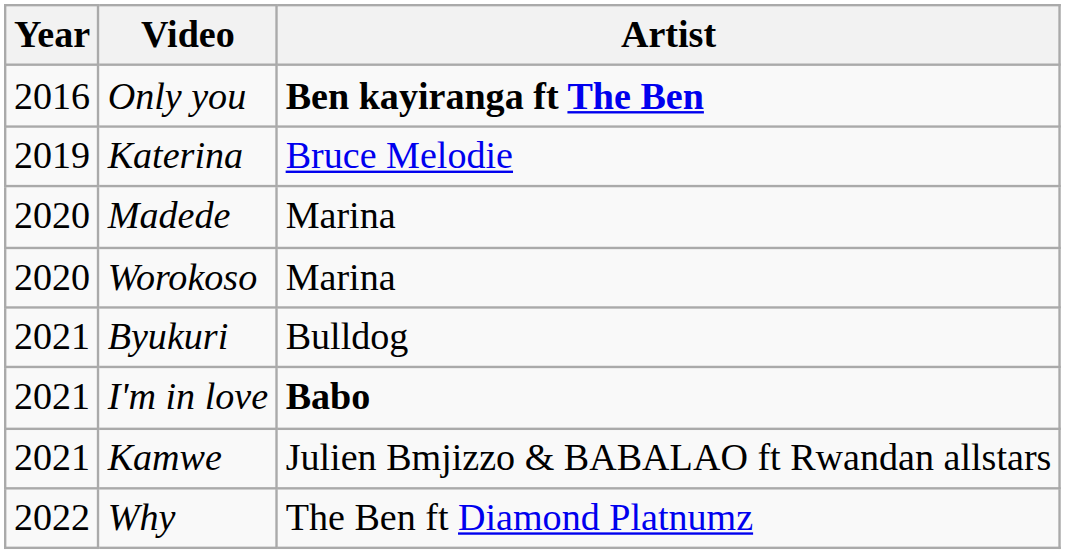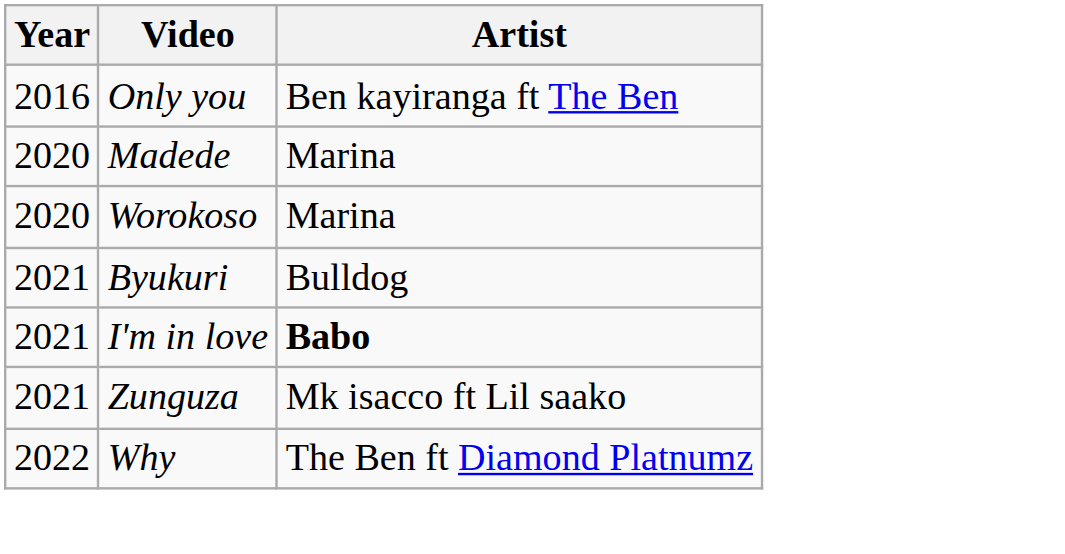(495, 95) bold -> (482, 95) normal
- row: (175, 155)
+ row: (173, 397)
- row: (165, 457)
